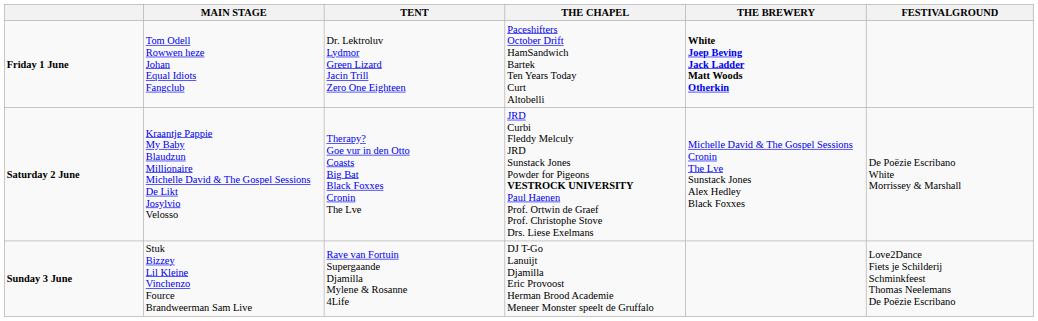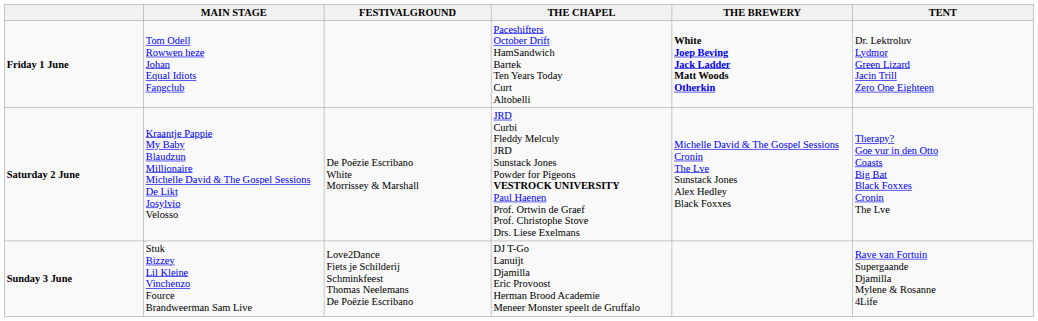columns swapped: (415, 12) <-> (950, 12)
